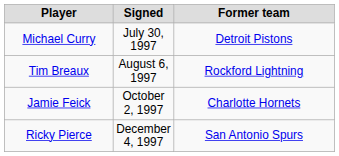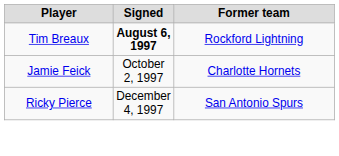- row: (59, 39)
(143, 71) normal -> (143, 39) bold
